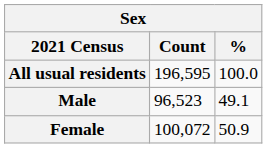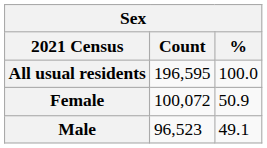rows swapped: (77, 128) <-> (77, 101)
